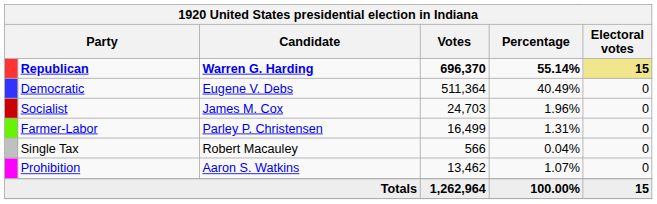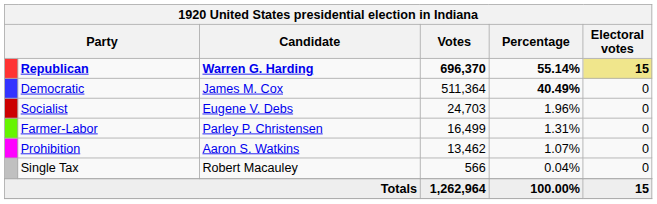(248, 89) Eugene V. Debs -> (243, 89) James M. Cox
(559, 89) normal -> (559, 89) bold
(243, 109) James M. Cox -> (248, 109) Eugene V. Debs
rows swapped: (50, 169) <-> (50, 149)
